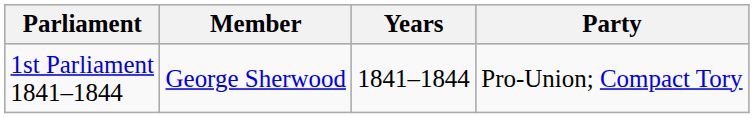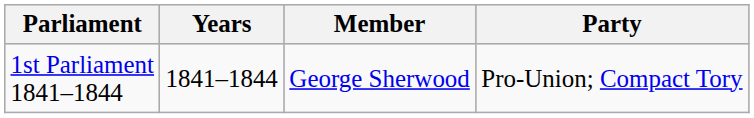columns swapped: (414, 24) <-> (256, 24)
